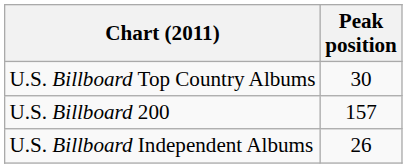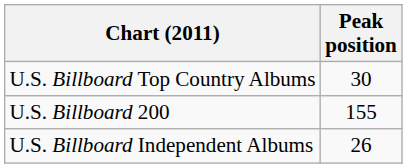(361, 111) 157 -> (361, 111) 155
